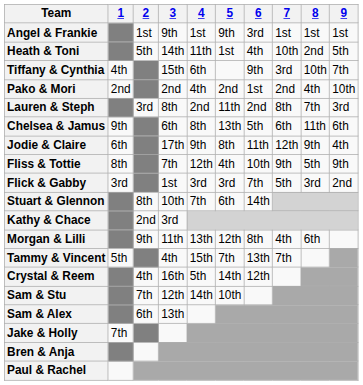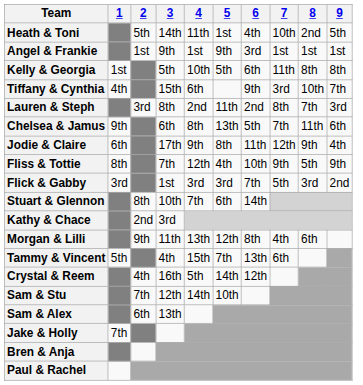rows swapped: (43, 51) <-> (52, 32)
+ row: (51, 70)
- row: (41, 88)
(283, 126) 6th -> (281, 126) 7th
(283, 257) 7th -> (281, 257) 6th
